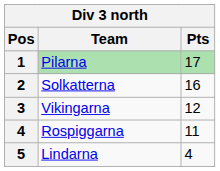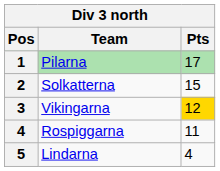(193, 85) 16 -> (193, 85) 15
(193, 108) no background -> (193, 108) gold background
